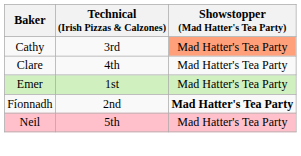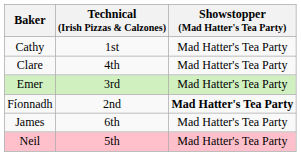(112, 46) 3rd -> (112, 46) 1st
(232, 46) lightsalmon background -> (232, 46) no background
(112, 84) 1st -> (112, 84) 3rd
+ row: (30, 122)
